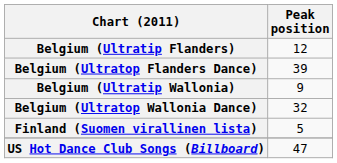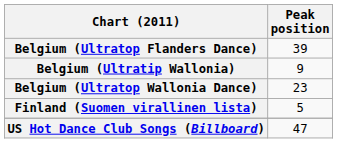- row: (136, 48)
(300, 108) 32 -> (300, 88) 23
